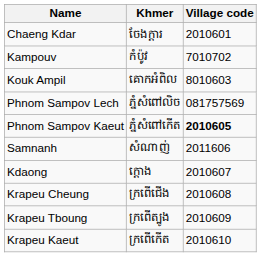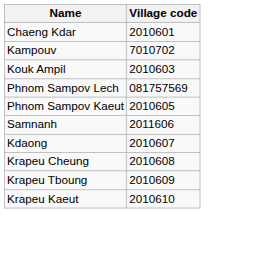- column: (155, 13)
(209, 80) 8010603 -> (152, 69) 2010603
(209, 126) bold -> (152, 106) normal
